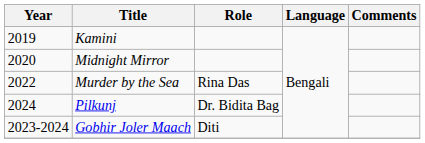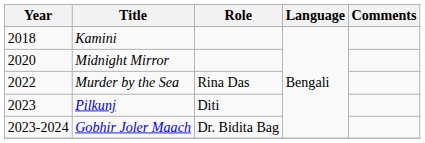(22, 37) 2019 -> (22, 37) 2018
(22, 104) 2024 -> (22, 104) 2023
(238, 104) Dr. Bidita Bag -> (208, 104) Diti
(208, 127) Diti -> (238, 127) Dr. Bidita Bag
